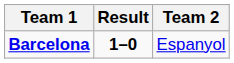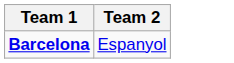- column: (123, 17)
